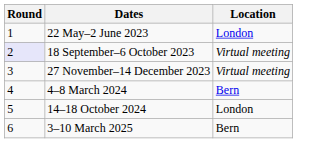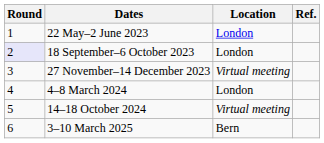+ column: (306, 14)
(253, 52) Virtual meeting -> (235, 52) London
(228, 90) Bern -> (235, 90) London
(235, 109) London -> (253, 109) Virtual meeting
